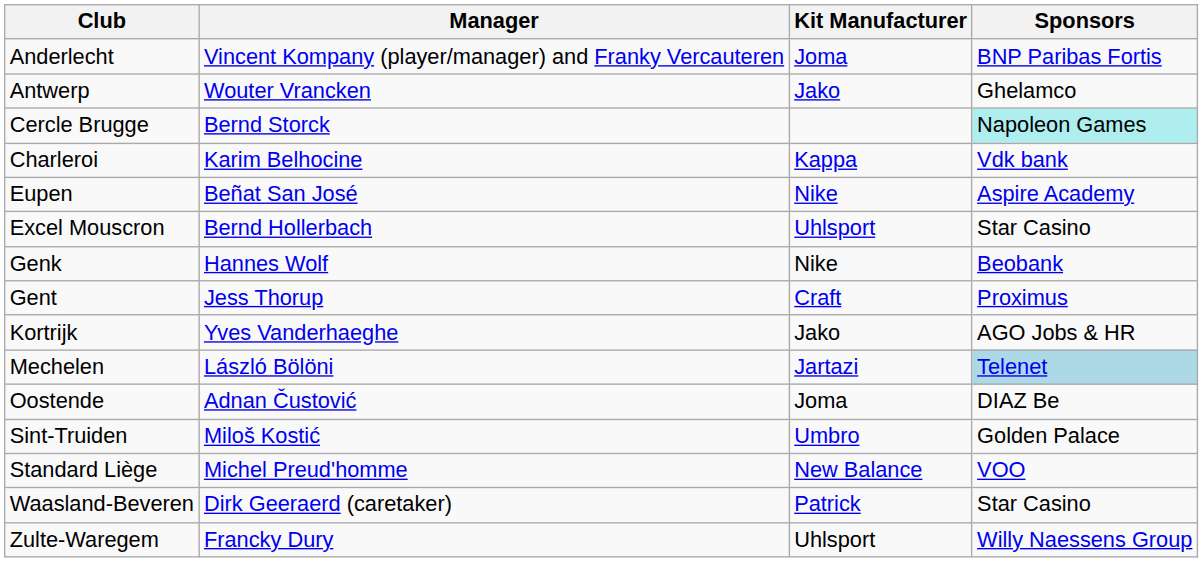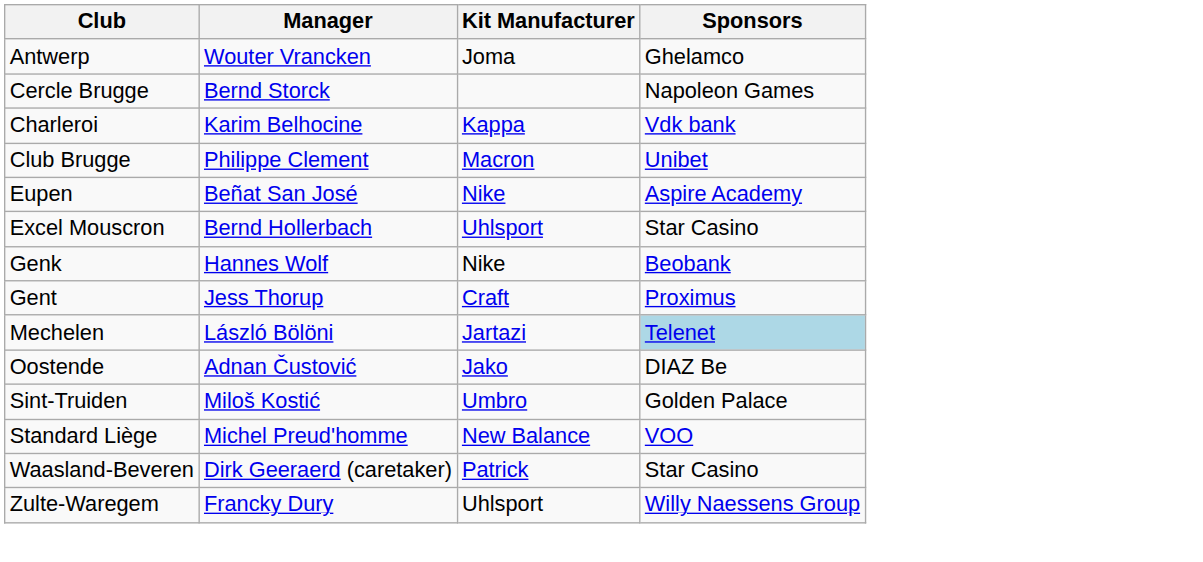- row: (62, 56)
(817, 90) Jako -> (489, 56) Joma
(1062, 125) paleturquoise background -> (730, 90) no background
+ row: (70, 159)
- row: (44, 332)
(821, 401) Joma -> (485, 366) Jako
